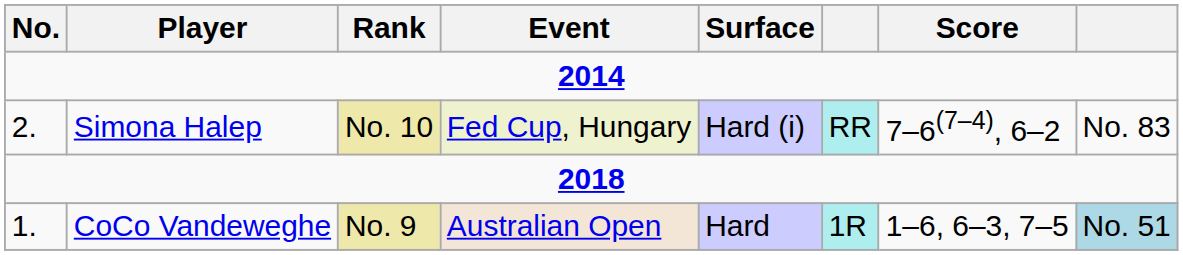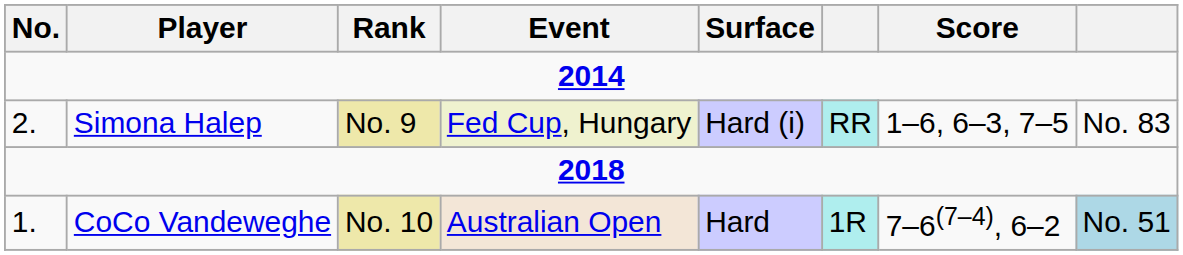(389, 127) No. 10 -> (381, 123) No. 9
(973, 127) 7–6(7–4), 6–2 -> (977, 123) 1–6, 6–3, 7–5
(381, 226) No. 9 -> (389, 222) No. 10
(977, 226) 1–6, 6–3, 7–5 -> (973, 222) 7–6(7–4), 6–2
